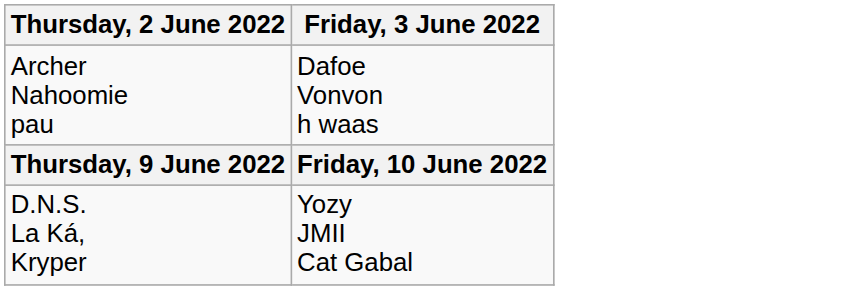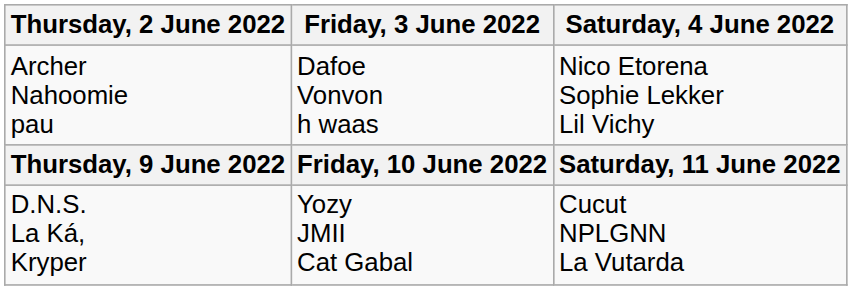+ column: (700, 24)
